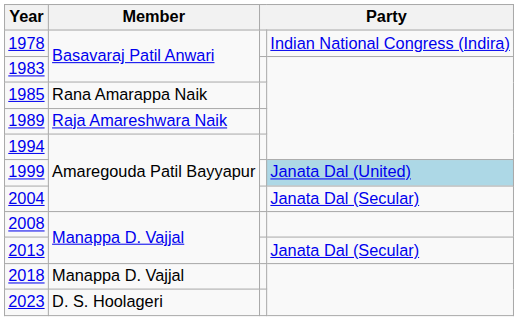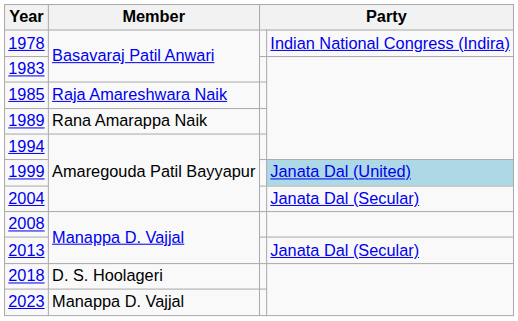(130, 95) Rana Amarappa Naik -> (140, 95) Raja Amareshwara Naik
(140, 120) Raja Amareshwara Naik -> (130, 120) Rana Amarappa Naik
(118, 276) Manappa D. Vajjal -> (107, 276) D. S. Hoolageri
(107, 302) D. S. Hoolageri -> (118, 302) Manappa D. Vajjal
